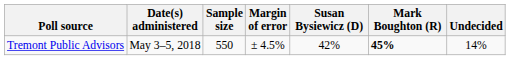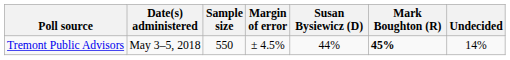(329, 45) 42% -> (329, 45) 44%
